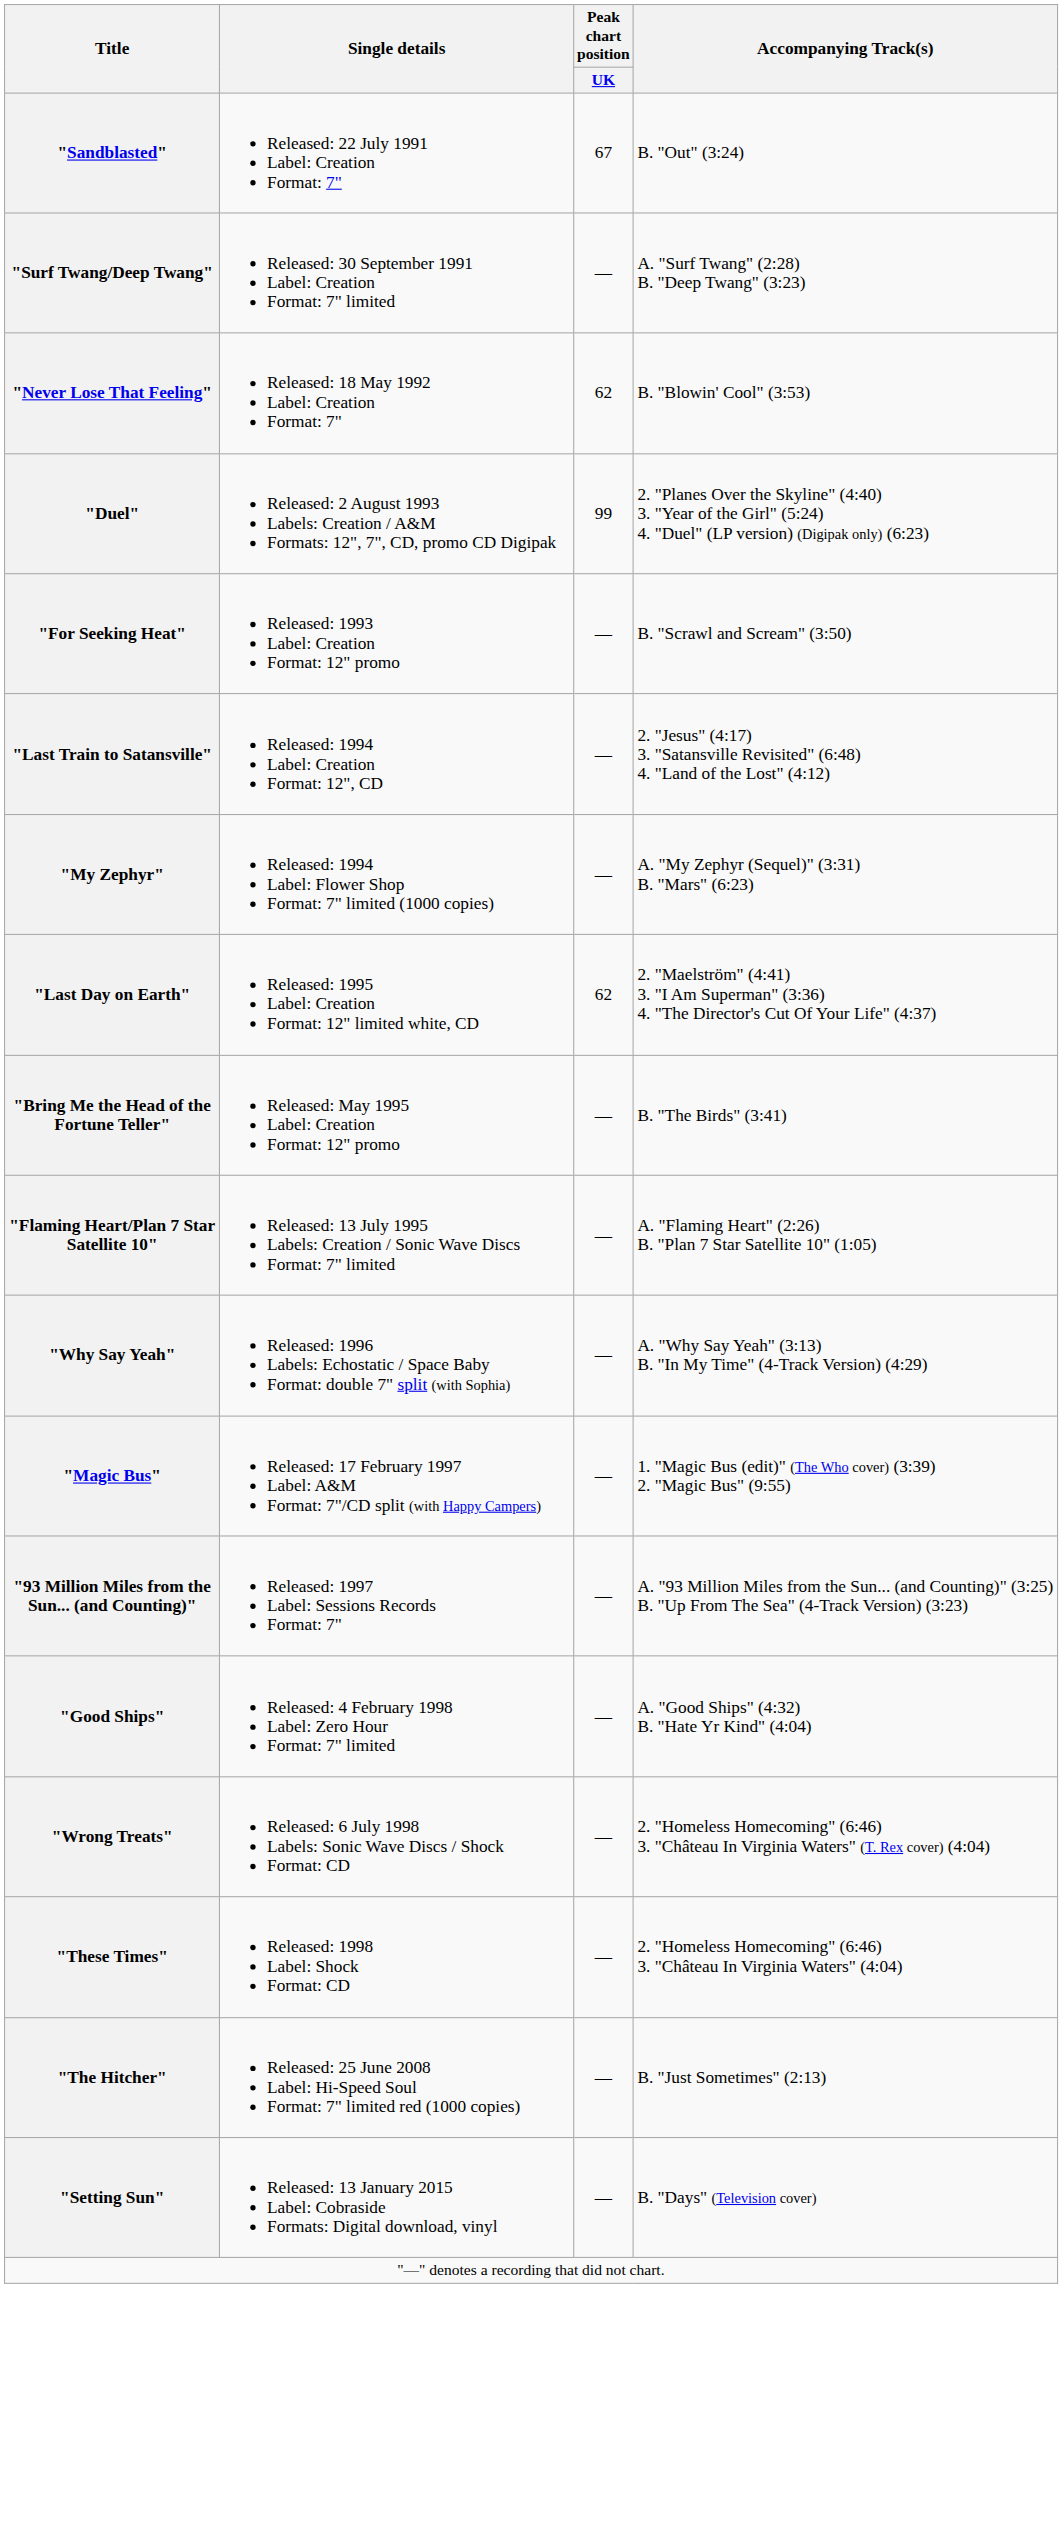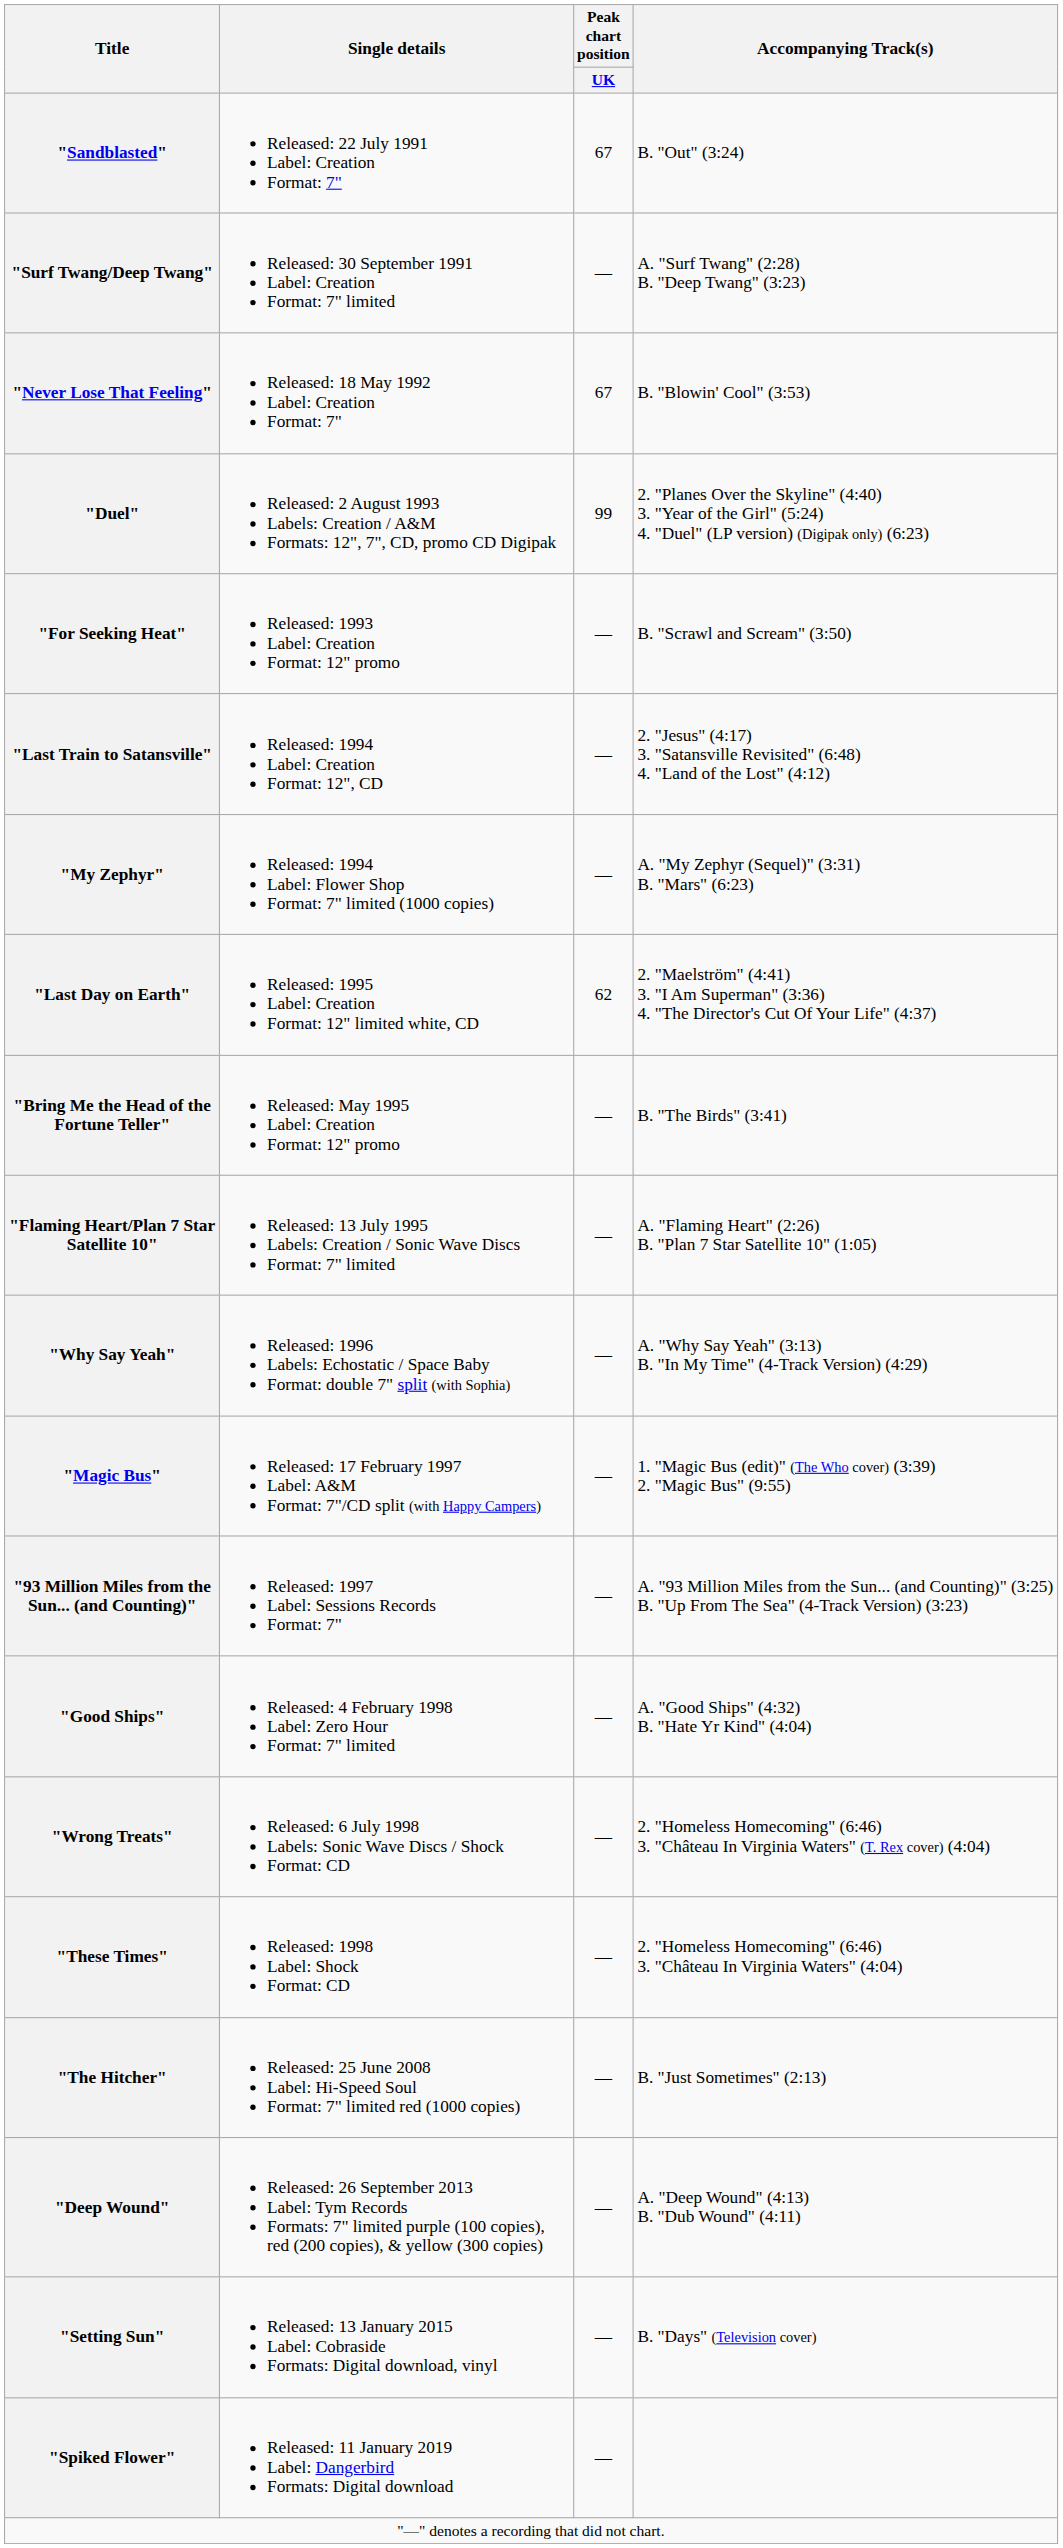(603, 393) 62 -> (603, 393) 67
+ row: (112, 2207)
+ row: (112, 2457)
